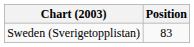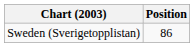(166, 33) 83 -> (166, 33) 86
